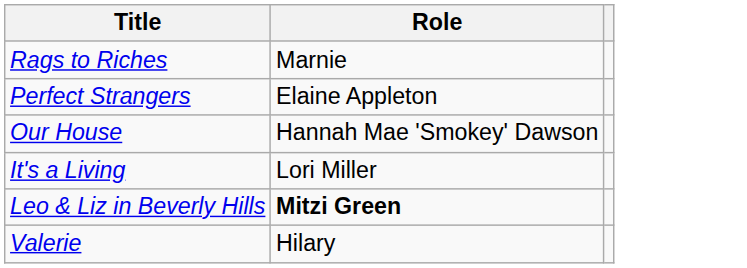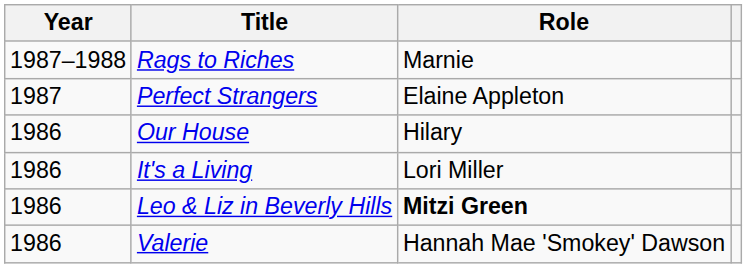+ column: (68, 22)
(437, 133) Hannah Mae 'Smokey' Dawson -> (433, 133) Hilary
(306, 243) Hilary -> (564, 243) Hannah Mae 'Smokey' Dawson
